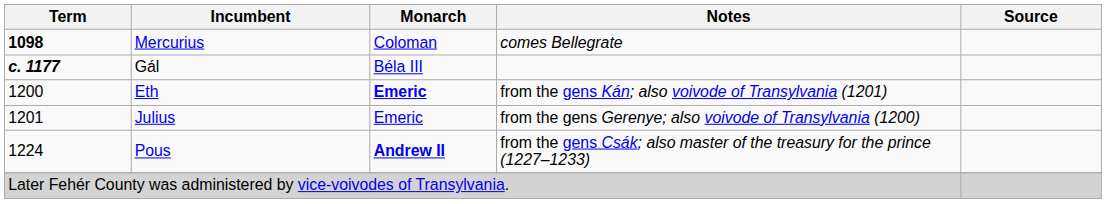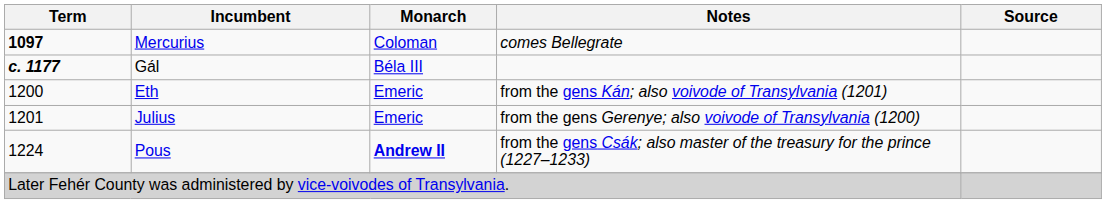(26, 42) 1098 -> (26, 42) 1097
(400, 92) bold -> (398, 92) normal
